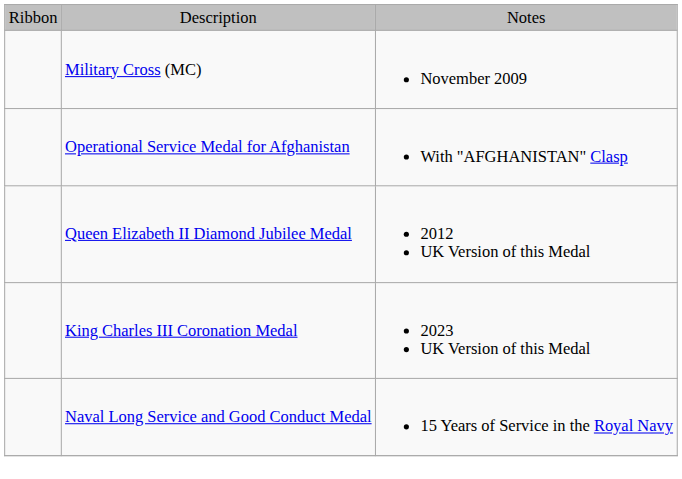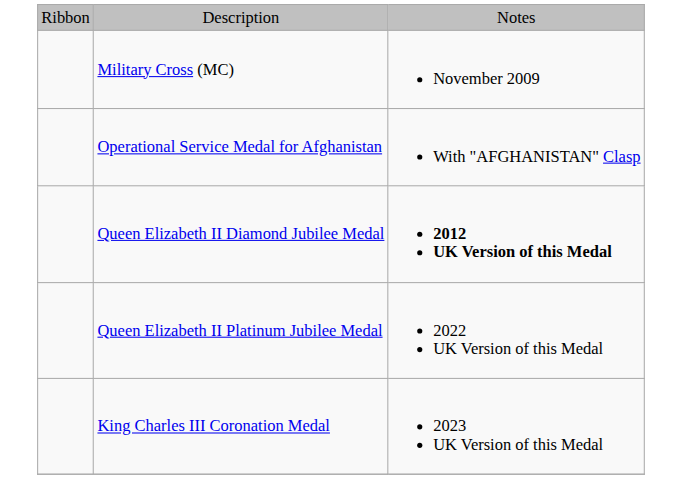(526, 243) normal -> (516, 243) bold
+ row: (240, 330)
- row: (218, 417)
